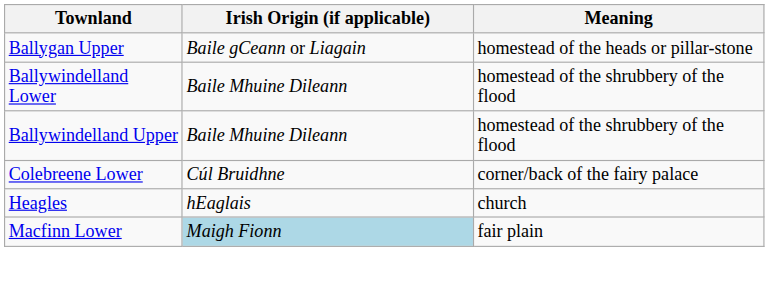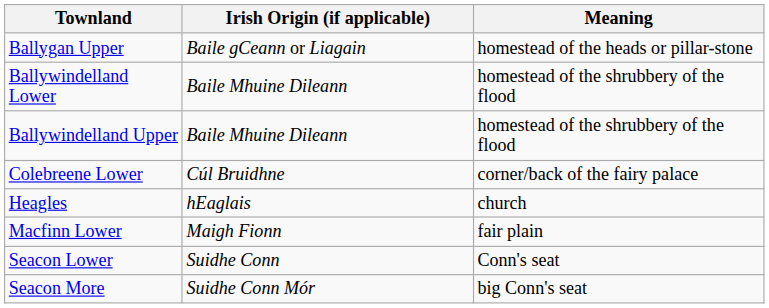(234, 231) lightblue background -> (234, 231) no background
+ row: (61, 260)
+ row: (57, 288)
